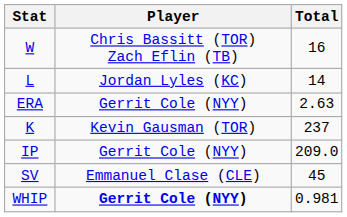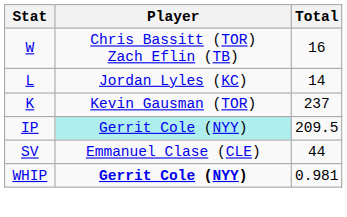- row: (30, 104)
(173, 152) no background -> (173, 128) paleturquoise background
(317, 152) 209.0 -> (317, 128) 209.5
(317, 176) 45 -> (317, 152) 44
